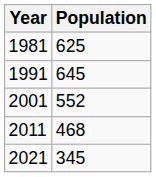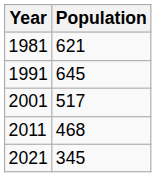(71, 46) 625 -> (71, 46) 621
(71, 102) 552 -> (71, 102) 517
